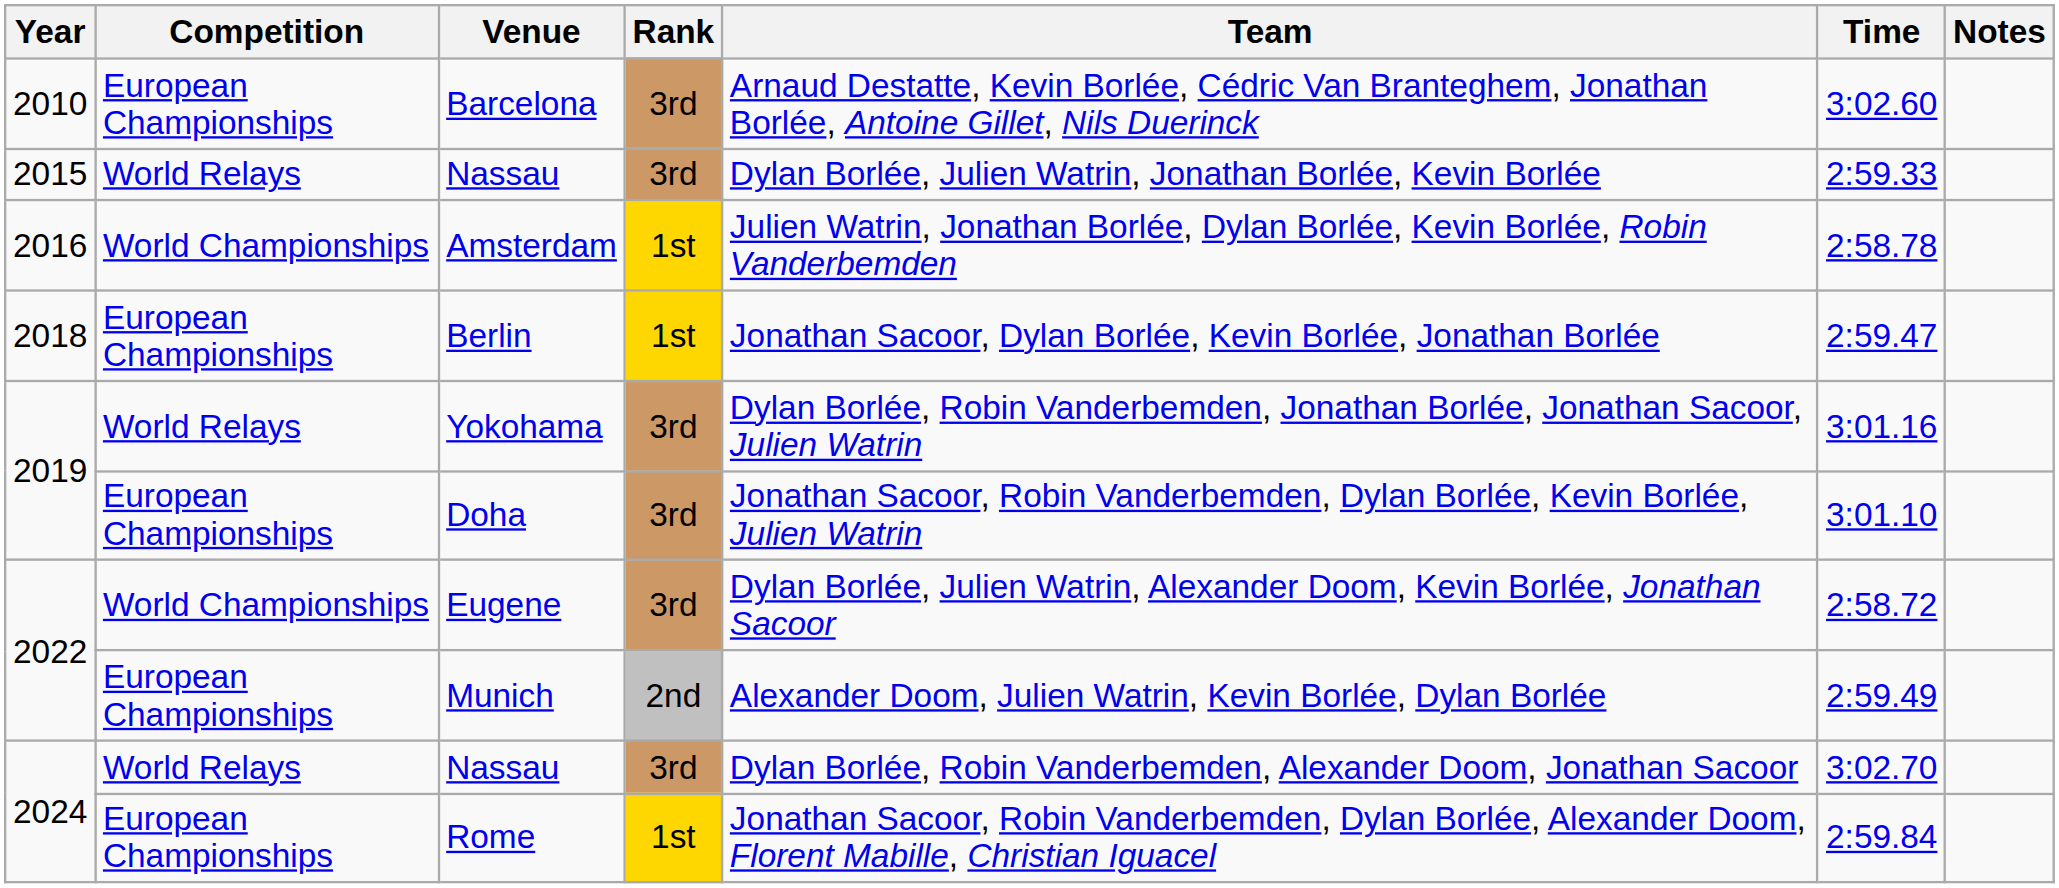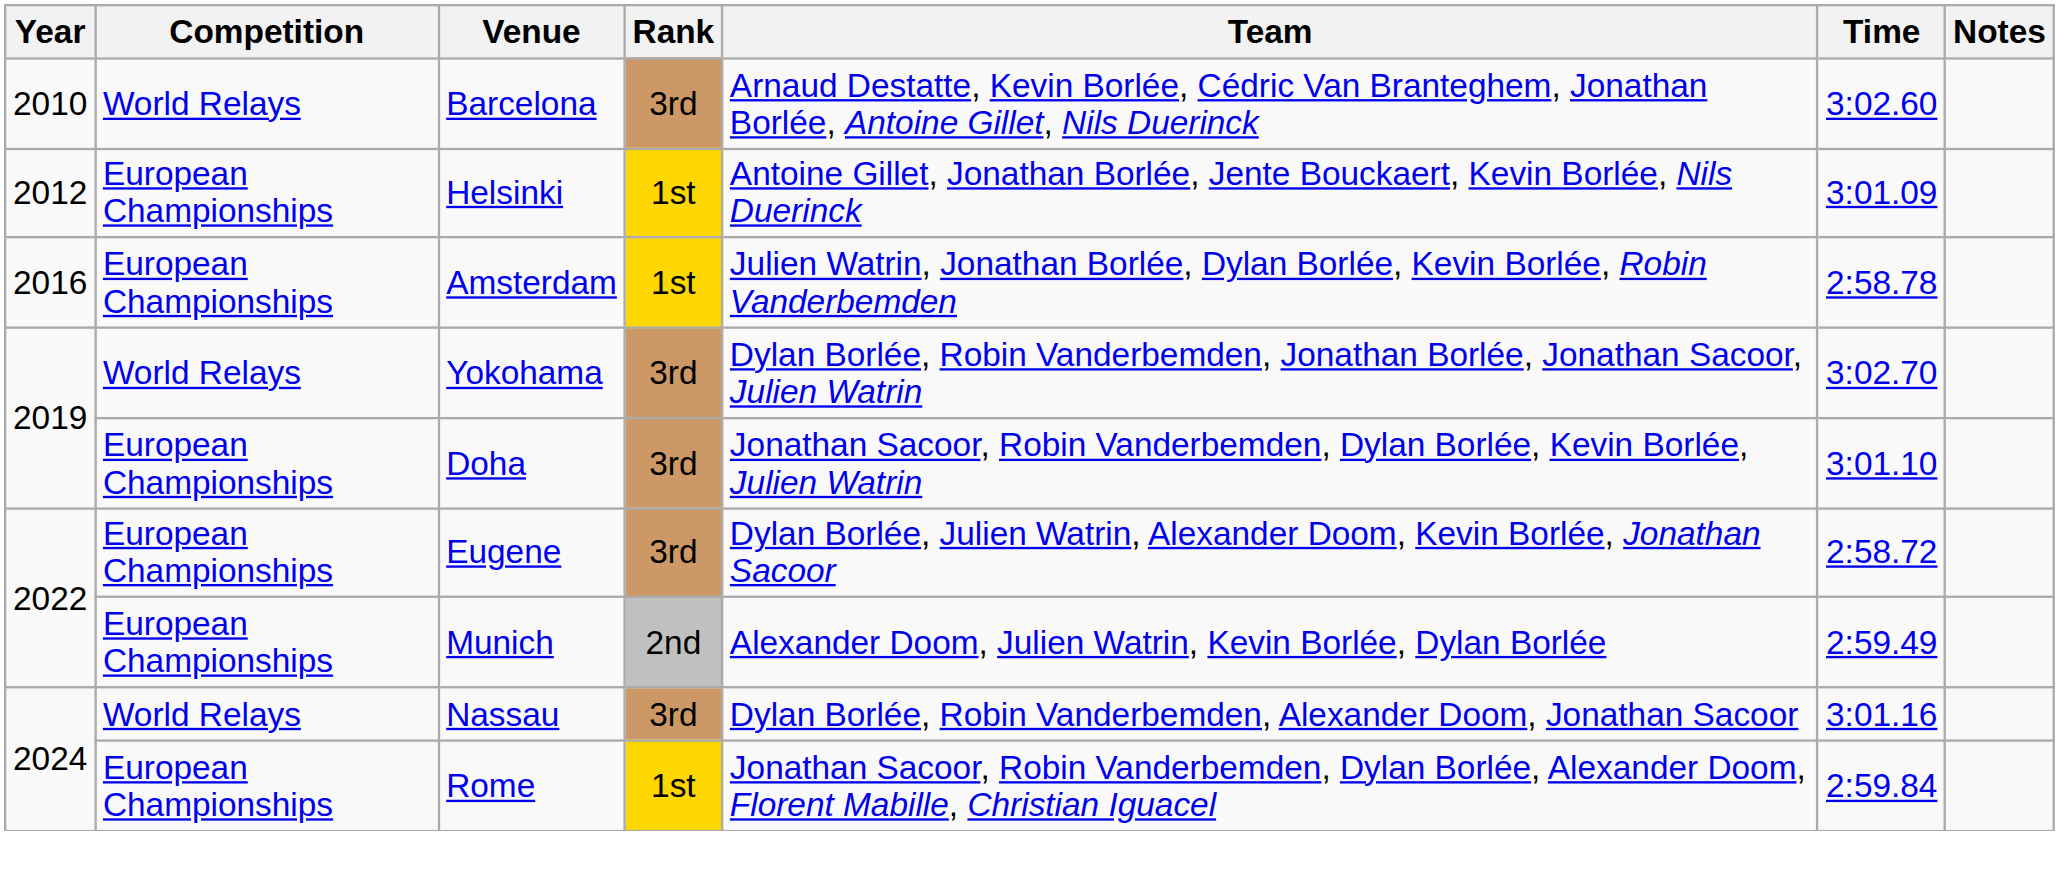(218, 103) European Championships -> (202, 103) World Relays
+ row: (50, 193)
- row: (50, 175)
(266, 246) World Championships -> (218, 283) European Championships
- row: (50, 336)
(1882, 426) 3:01.16 -> (1882, 373) 3:02.70
(266, 606) World Championships -> (218, 553) European Championships
(1882, 767) 3:02.70 -> (1882, 714) 3:01.16
